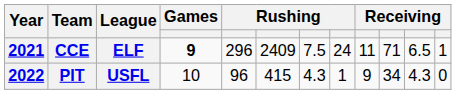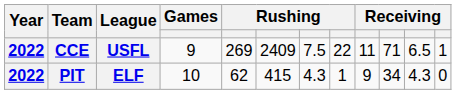(26, 50) 2021 -> (26, 50) 2022
(128, 50) ELF -> (128, 50) USFL
(191, 50) bold -> (191, 50) normal
(239, 50) 296 -> (239, 50) 269
(342, 50) 24 -> (342, 50) 22
(128, 76) USFL -> (128, 76) ELF
(239, 76) 96 -> (239, 76) 62
